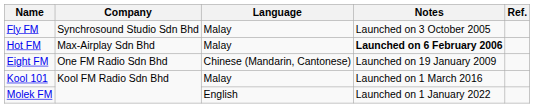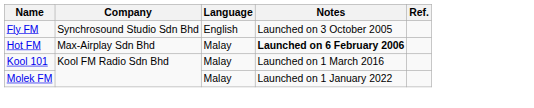(217, 29) Malay -> (221, 29) English
- row: (28, 62)
(221, 95) English -> (217, 78) Malay
